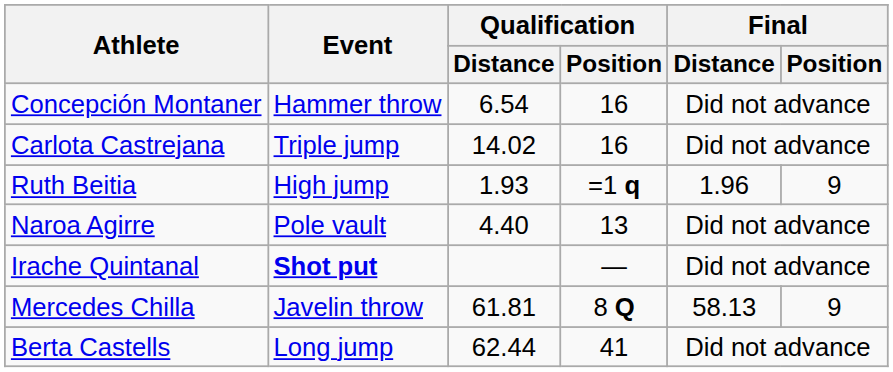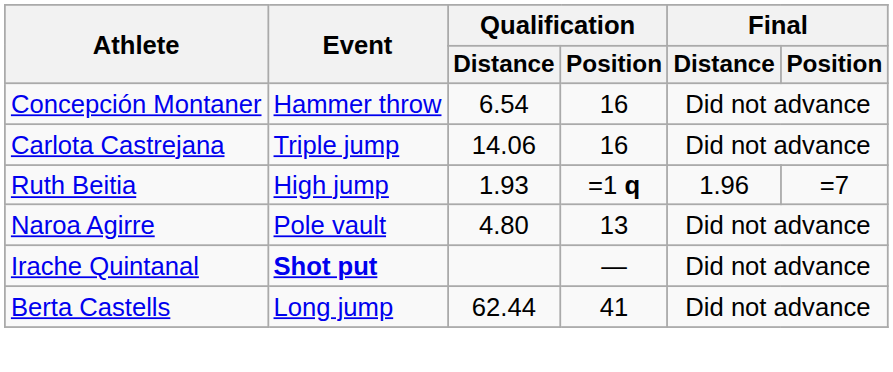(504, 145) 14.02 -> (504, 145) 14.06
(834, 185) 9 -> (834, 185) =7
(504, 226) 4.40 -> (504, 226) 4.80
- row: (103, 307)
